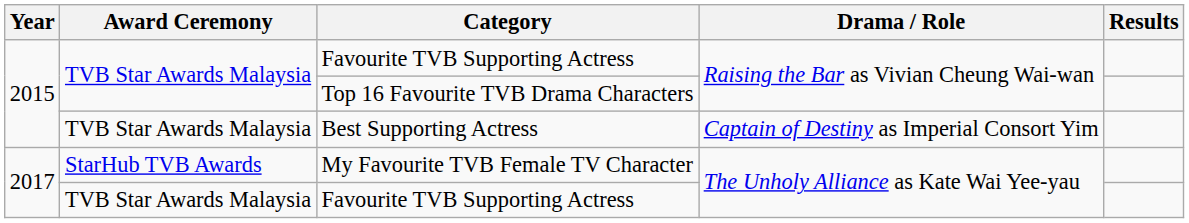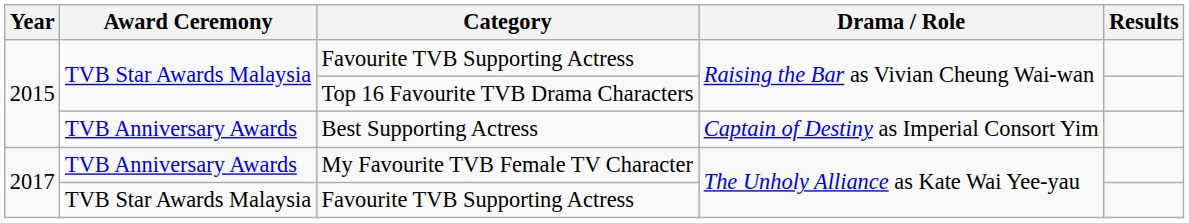(188, 128) TVB Star Awards Malaysia -> (181, 128) TVB Anniversary Awards
(163, 164) StarHub TVB Awards -> (181, 164) TVB Anniversary Awards
